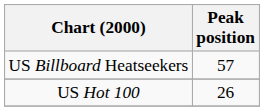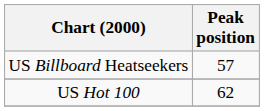(226, 92) 26 -> (226, 92) 62
